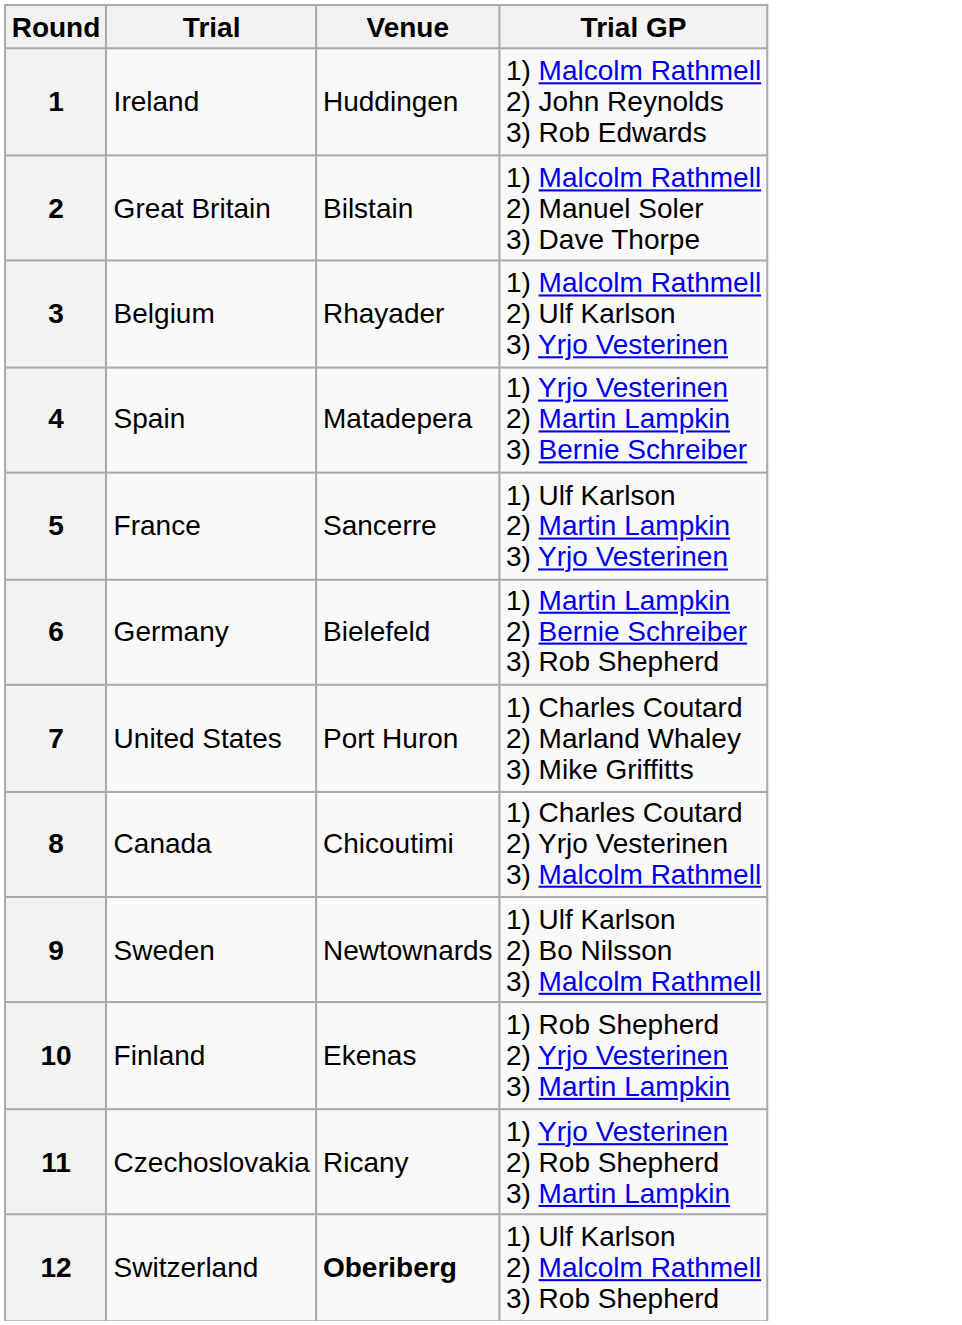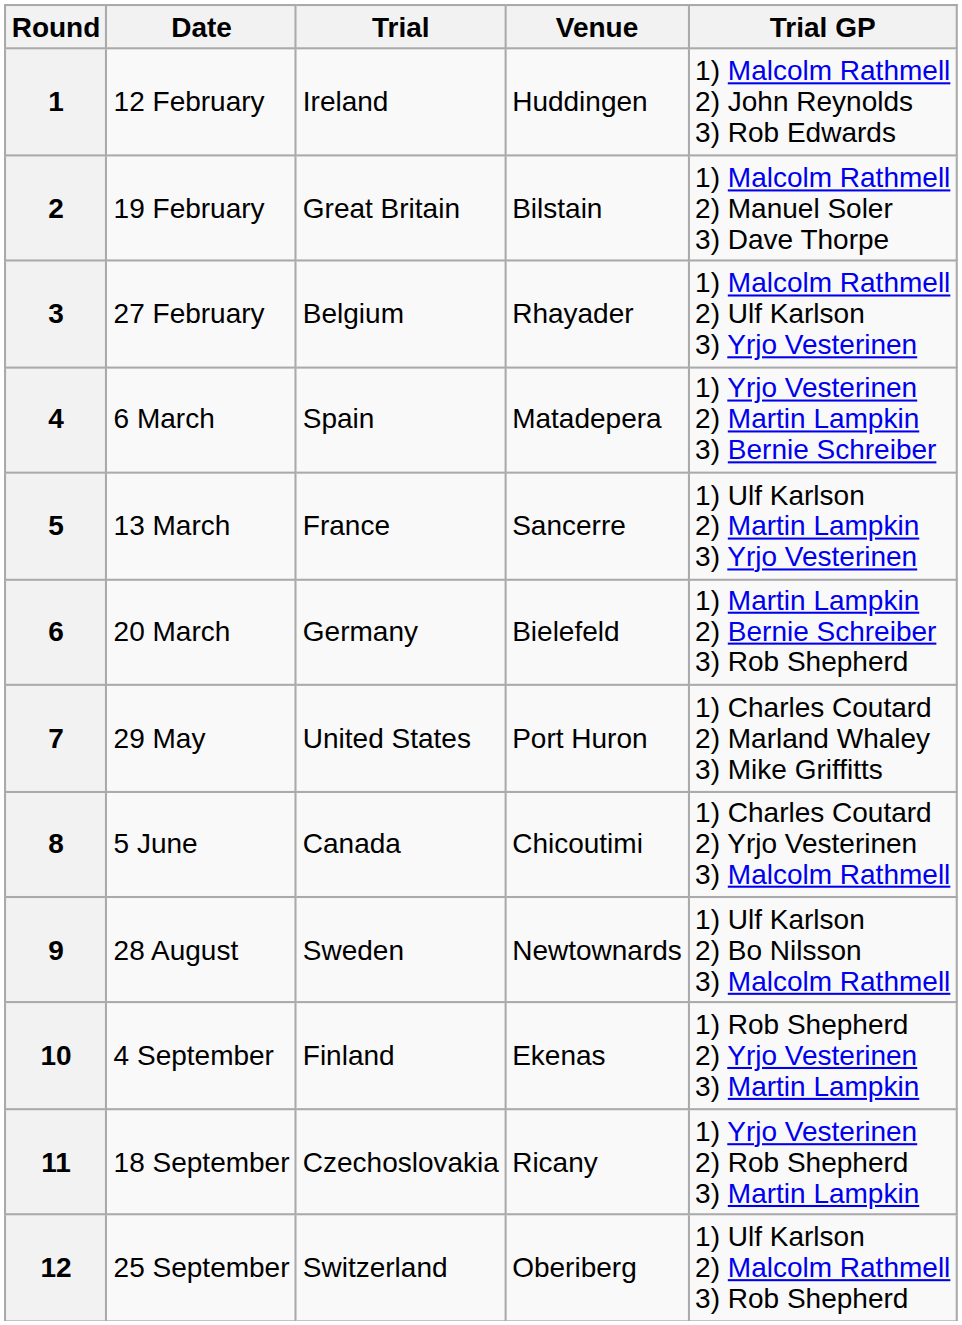+ column: (202, 27)
(390, 1267) bold -> (574, 1267) normal
